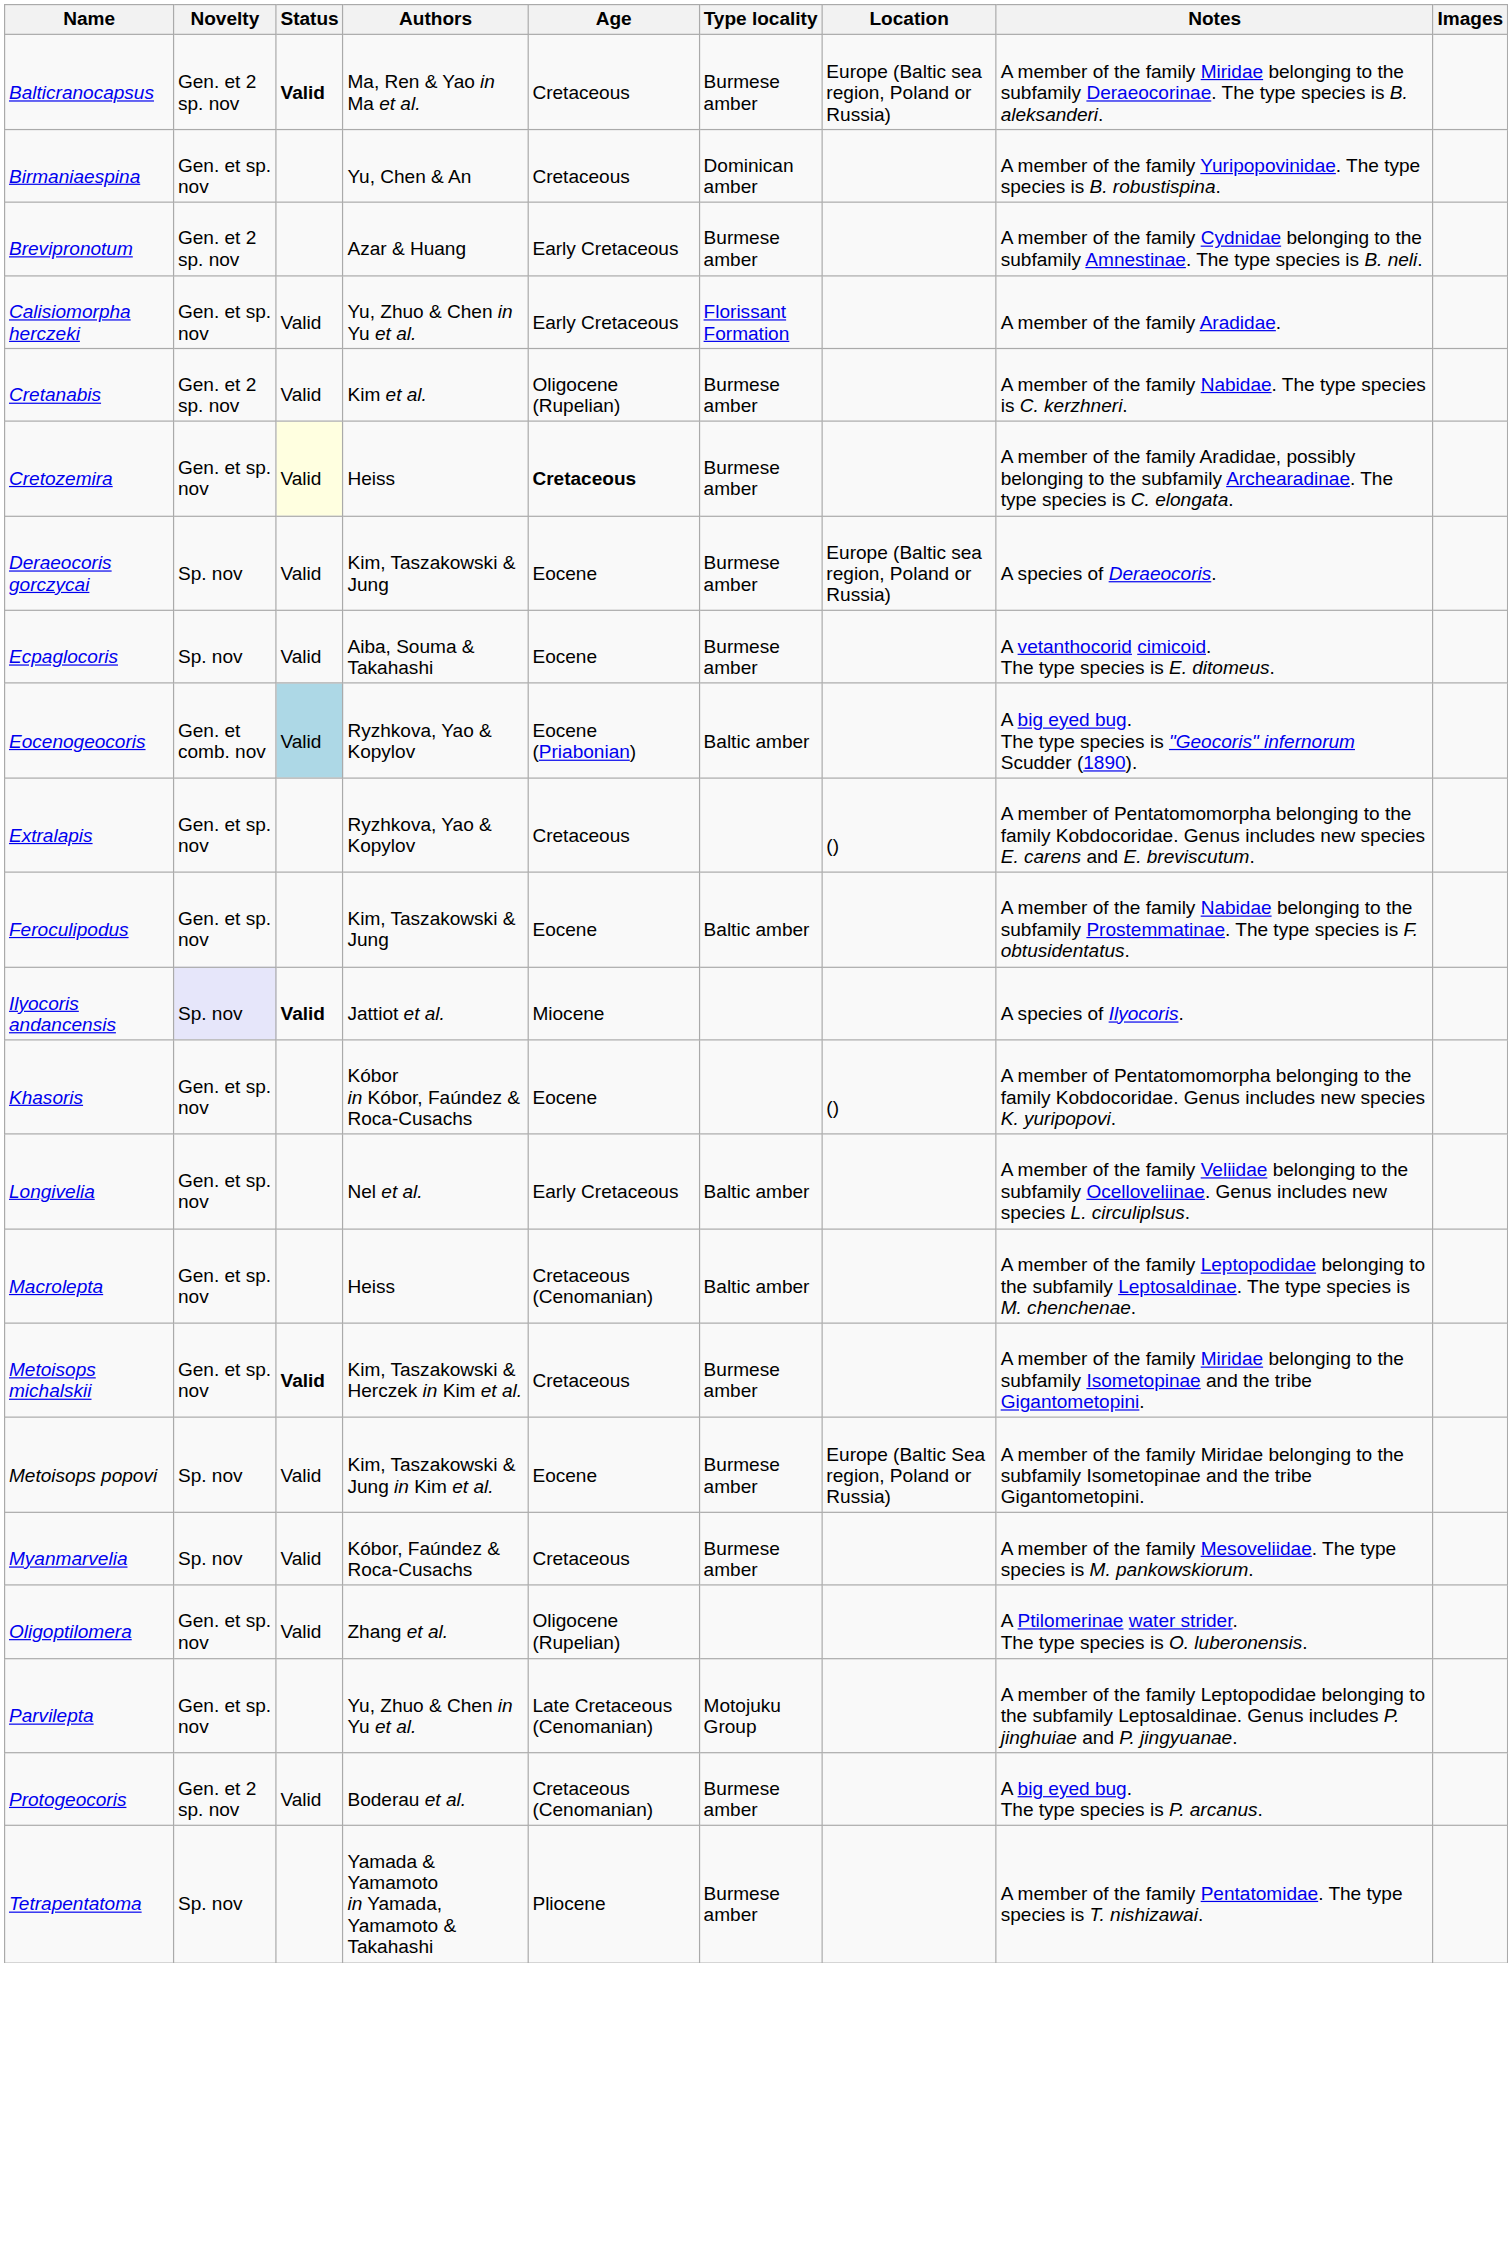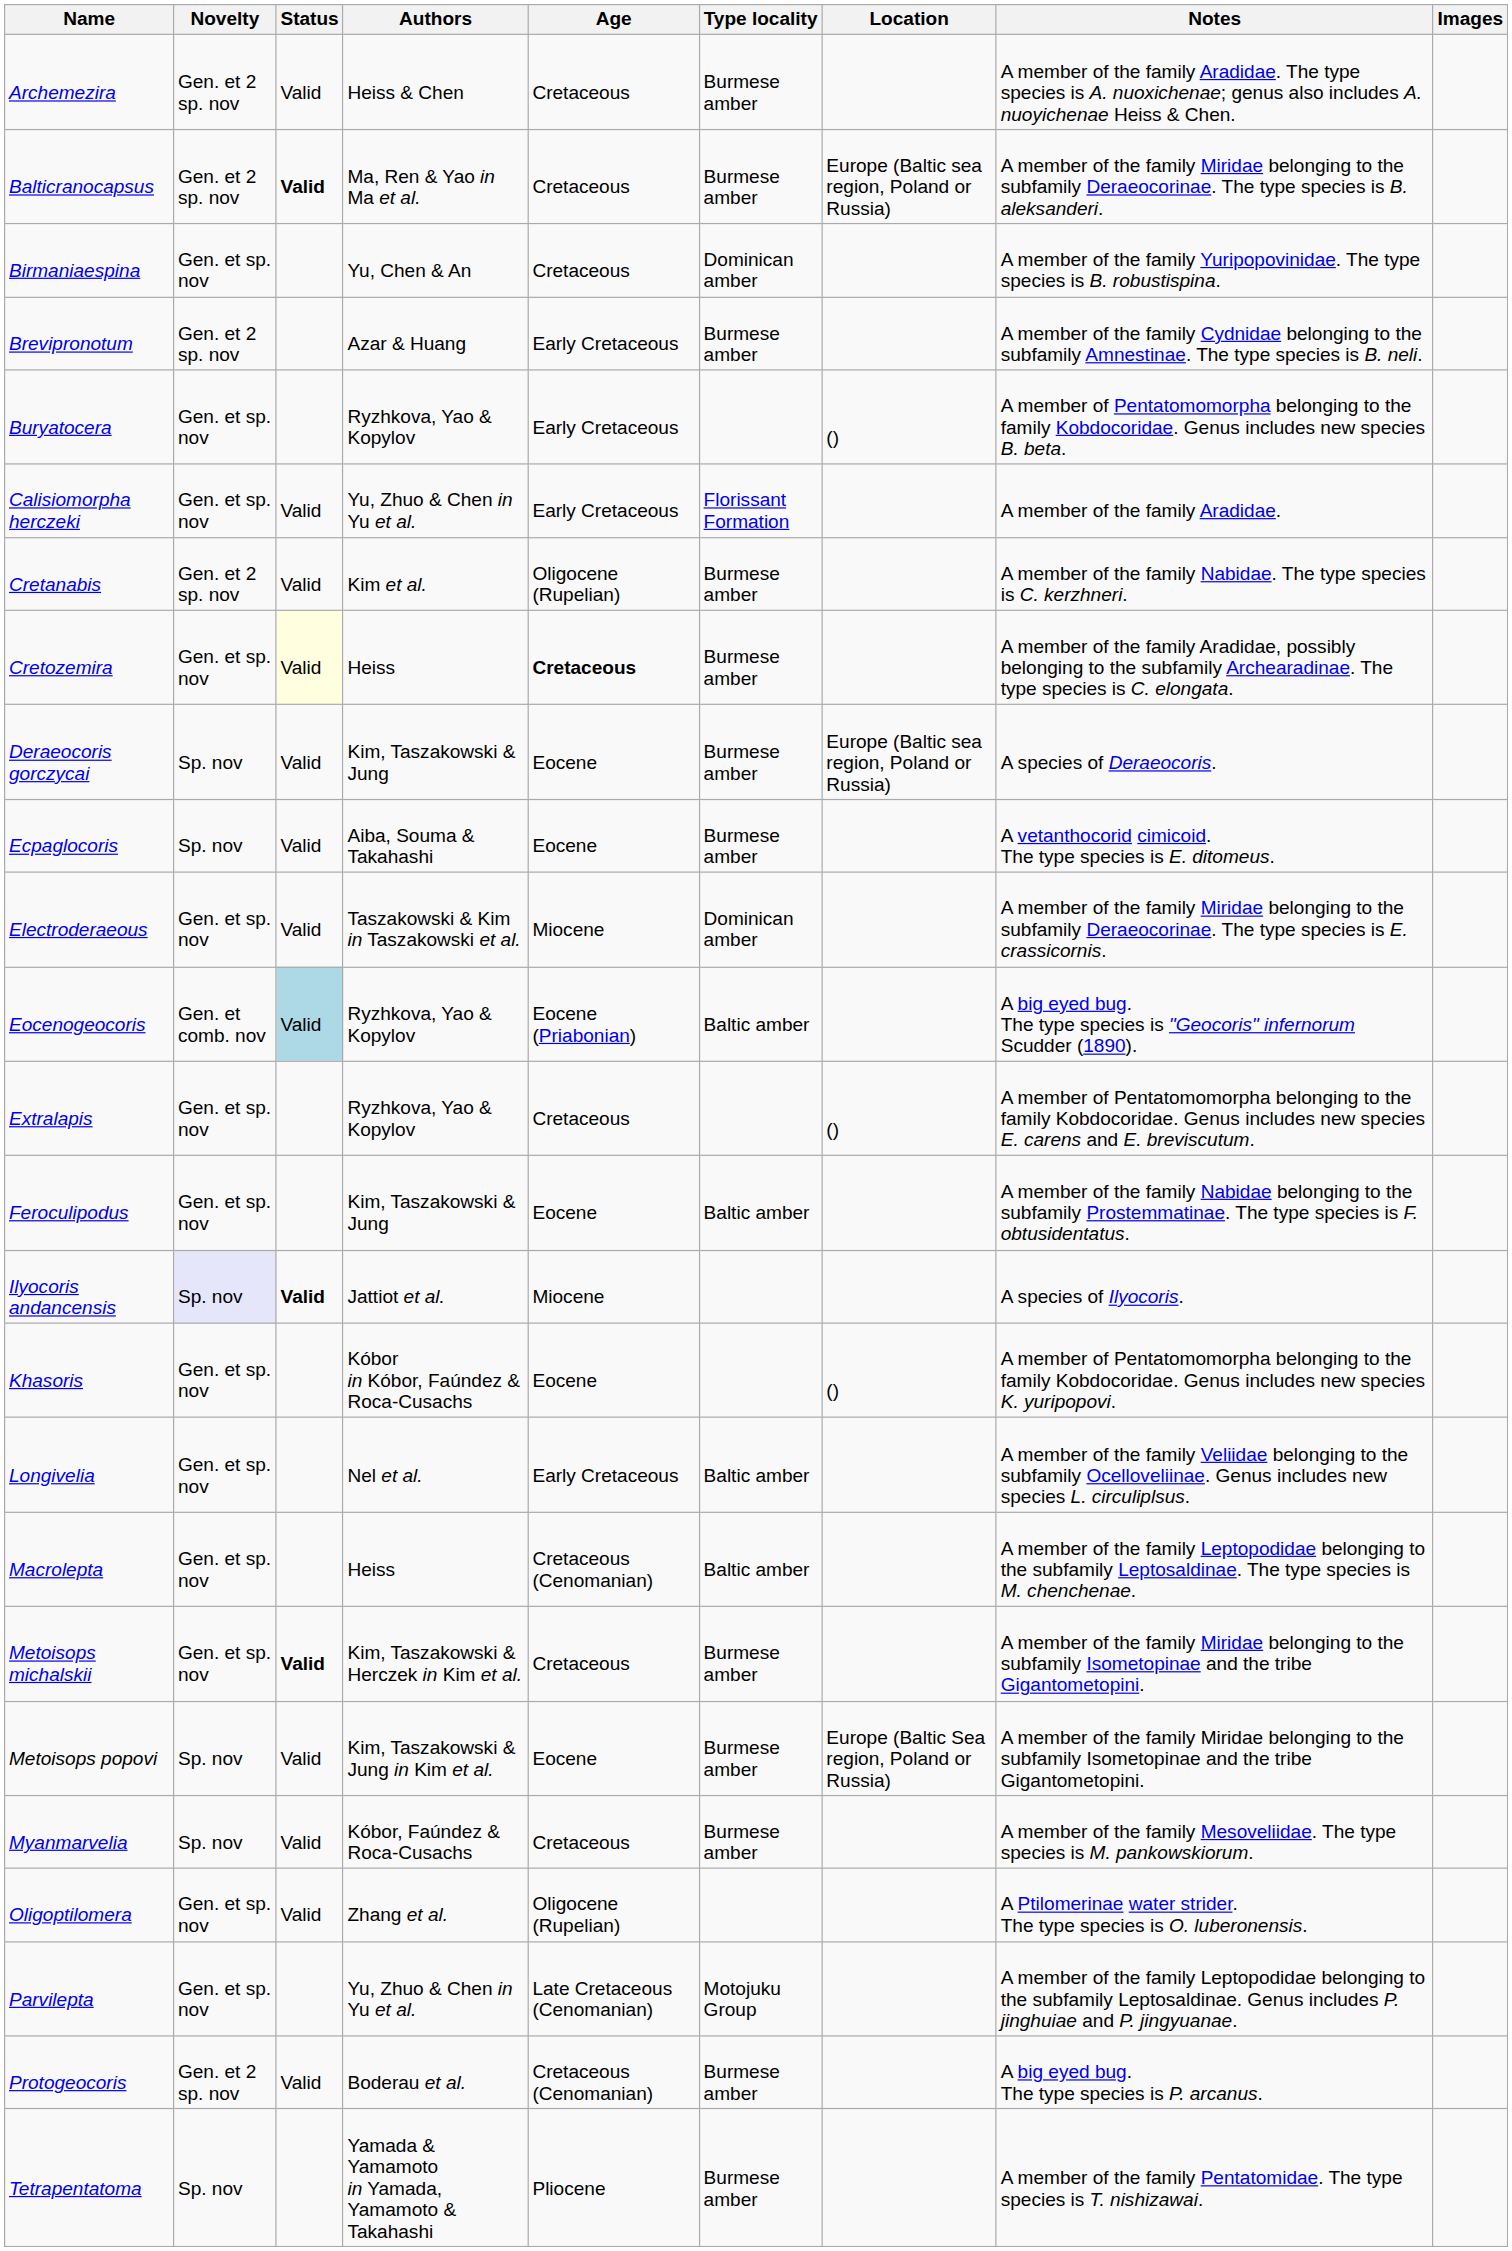+ row: (62, 92)
+ row: (60, 427)
+ row: (78, 930)
